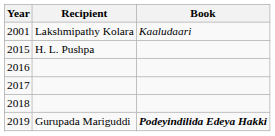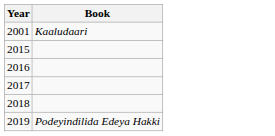- column: (84, 13)
(203, 121) bold -> (97, 121) normal
